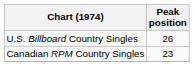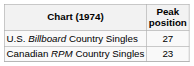(168, 38) 26 -> (168, 38) 27
